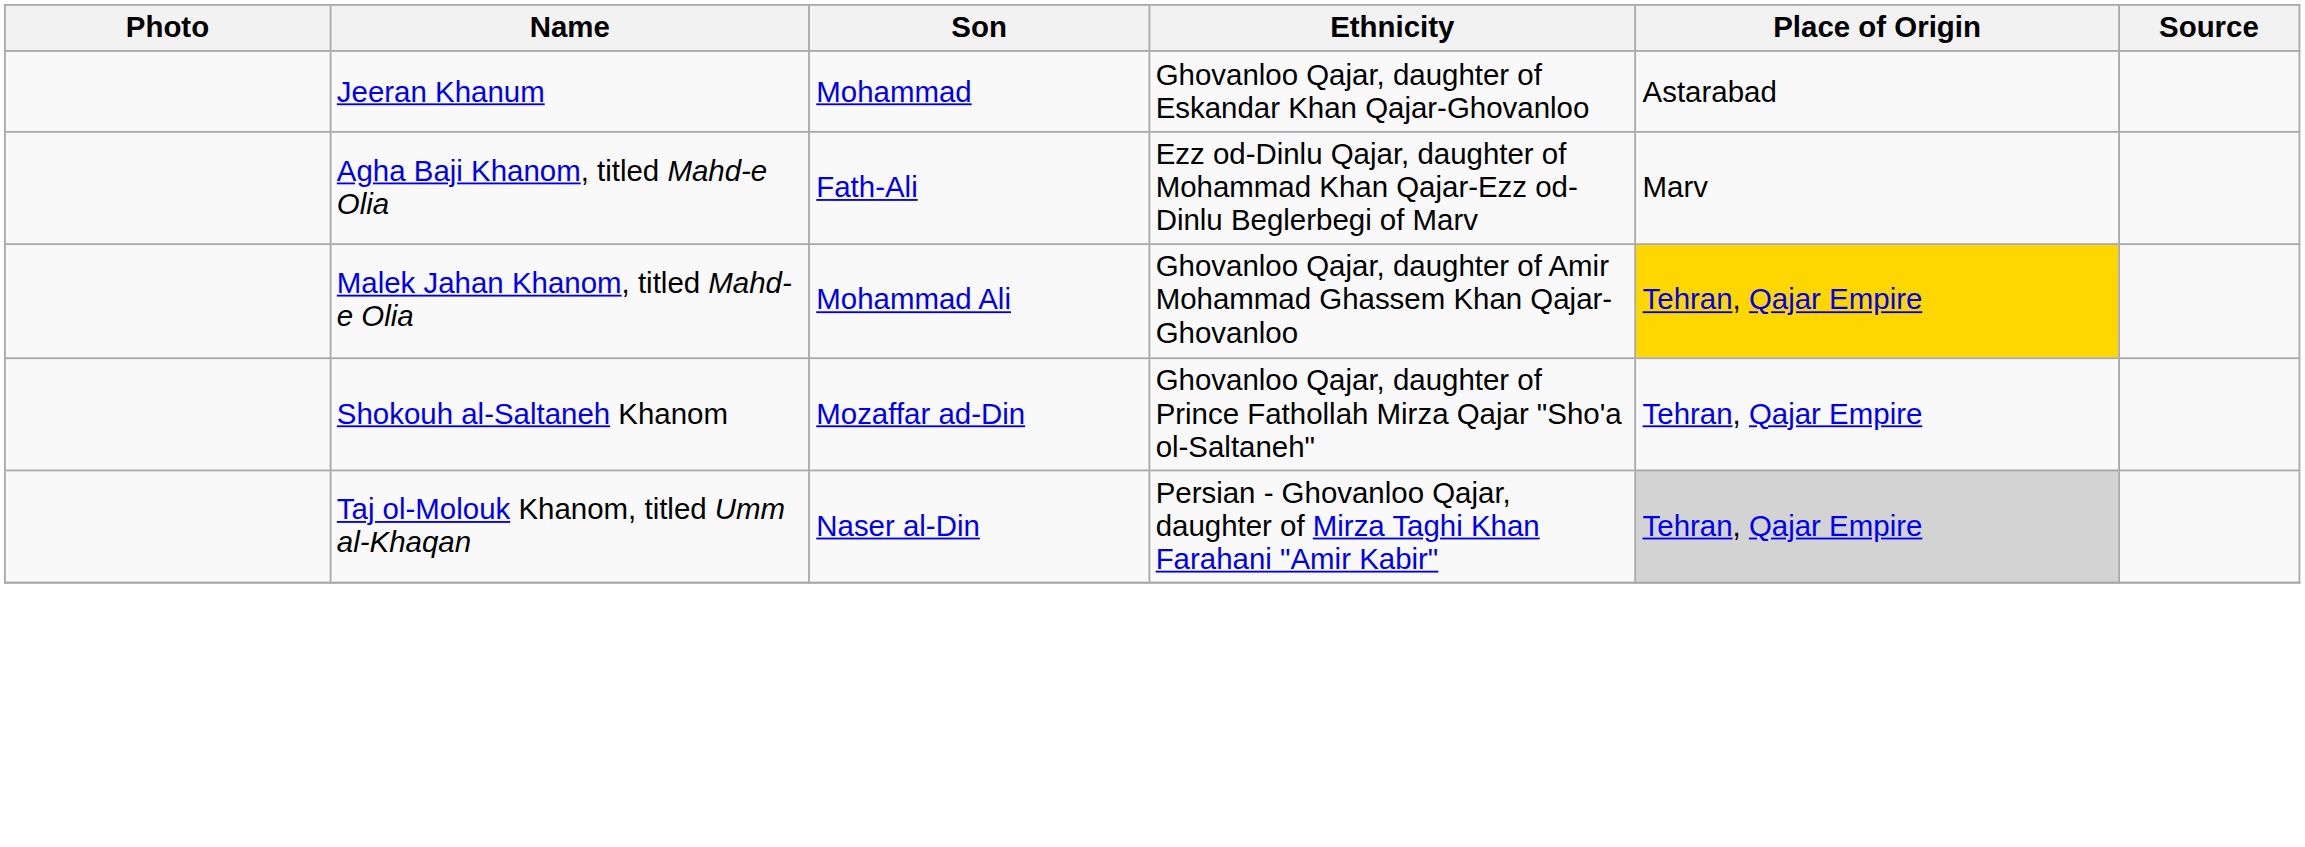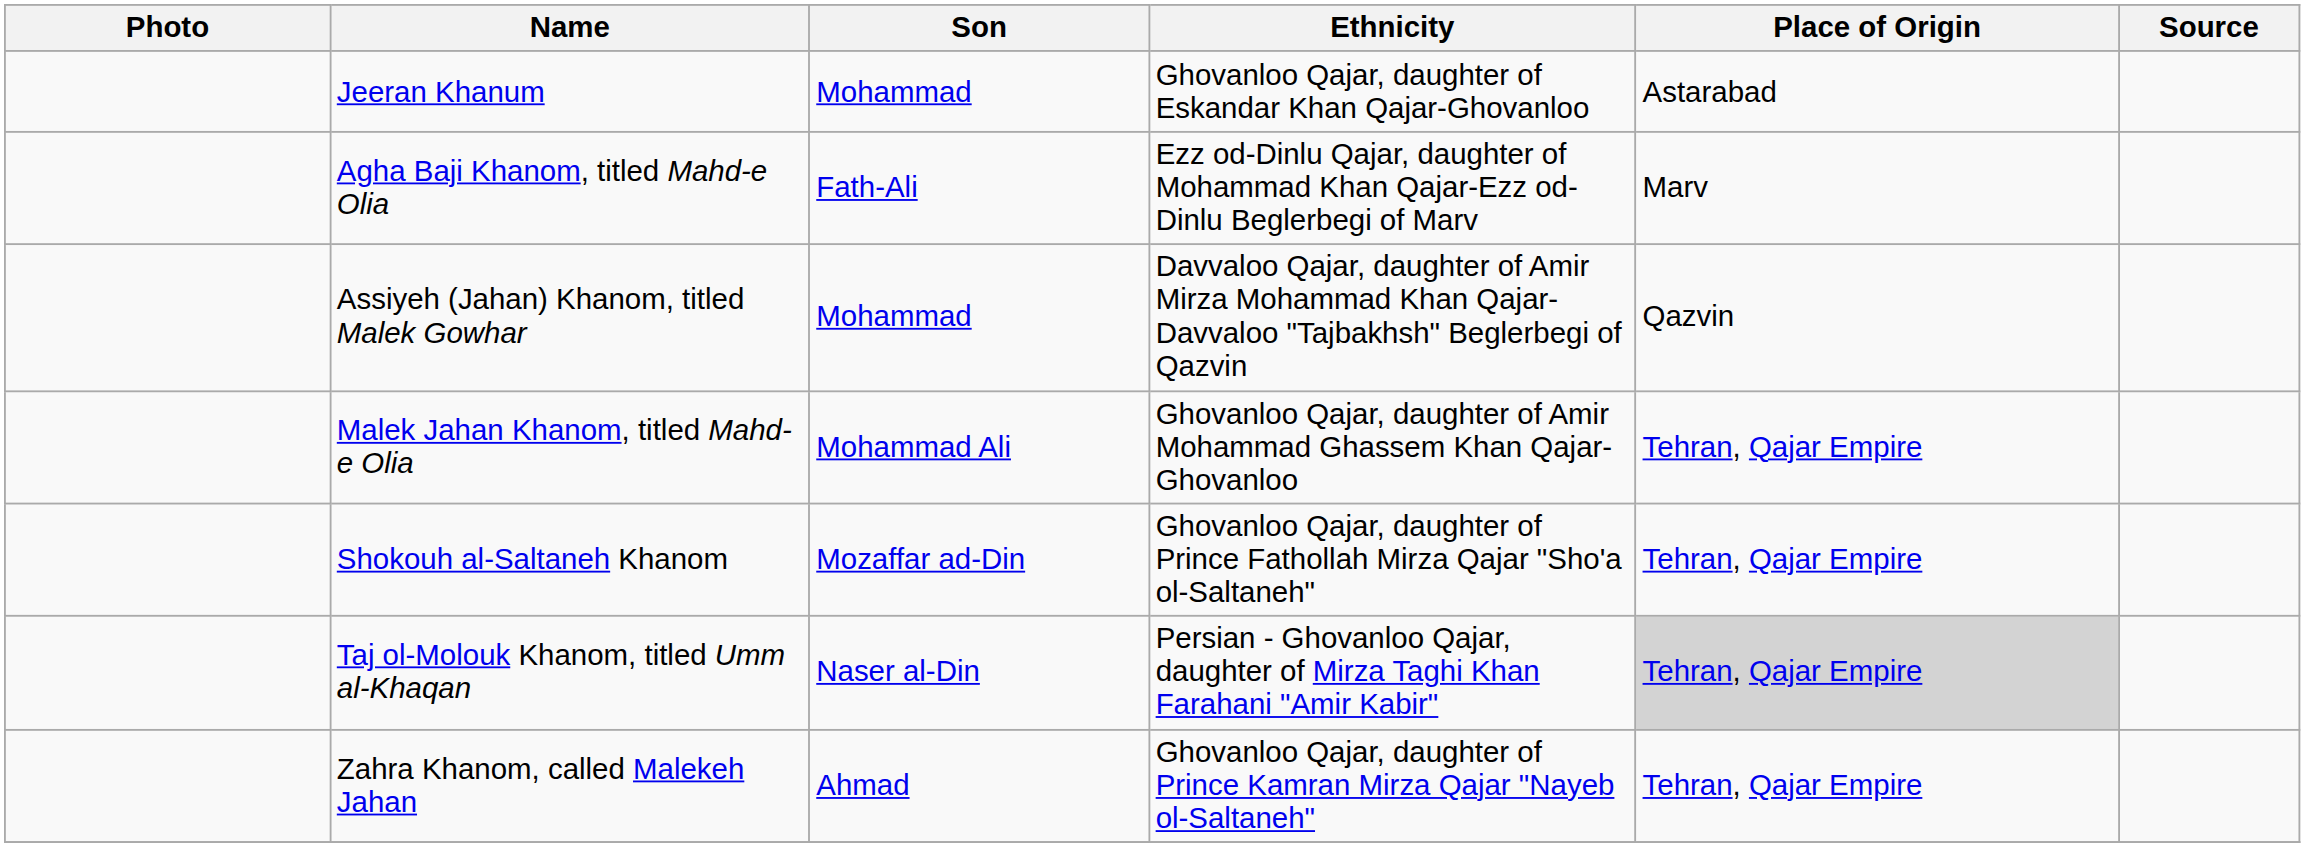+ row: (541, 316)
(1782, 300) gold background -> (1782, 446) no background
+ row: (541, 785)
